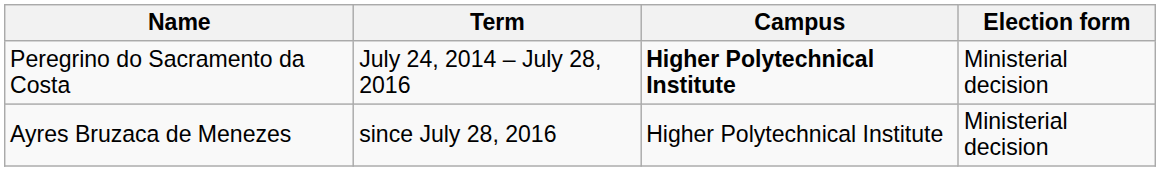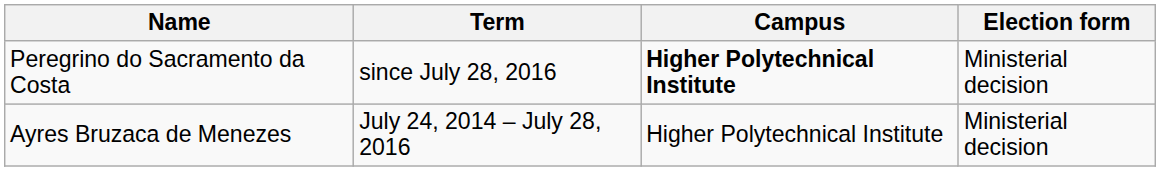(480, 72) July 24, 2014 – July 28, 2016 -> (458, 72) since July 28, 2016
(458, 134) since July 28, 2016 -> (480, 134) July 24, 2014 – July 28, 2016
